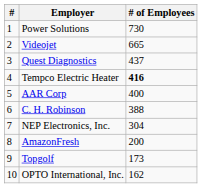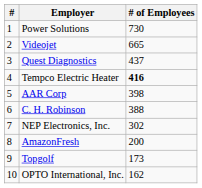(136, 93) 400 -> (136, 93) 398
(136, 126) 304 -> (136, 126) 302
